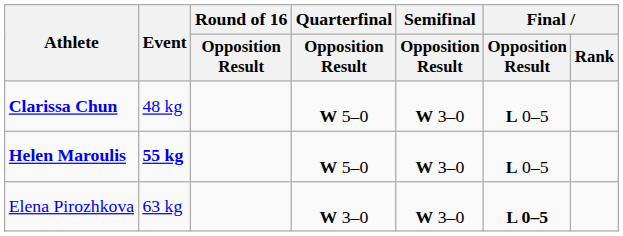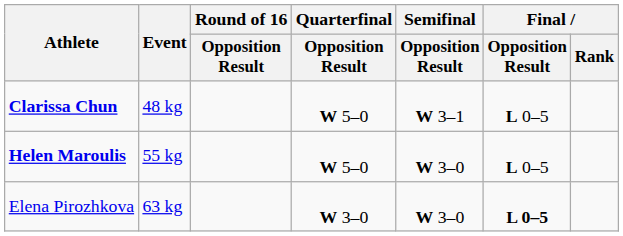(440, 116) W 3–0 -> (440, 116) W 3–1
(163, 156) bold -> (162, 156) normal
